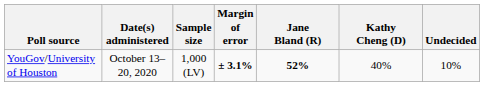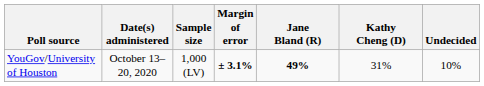(298, 65) 52% -> (298, 65) 49%
(381, 65) 40% -> (381, 65) 31%
